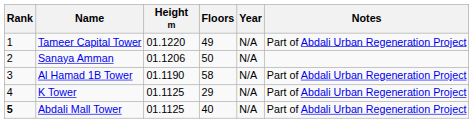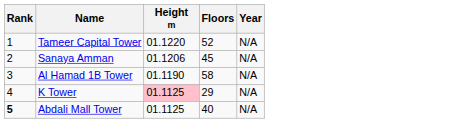- column: (367, 19)
(208, 42) 49 -> (208, 42) 52
(208, 59) 50 -> (208, 59) 45
(165, 93) no background -> (165, 93) pink background
